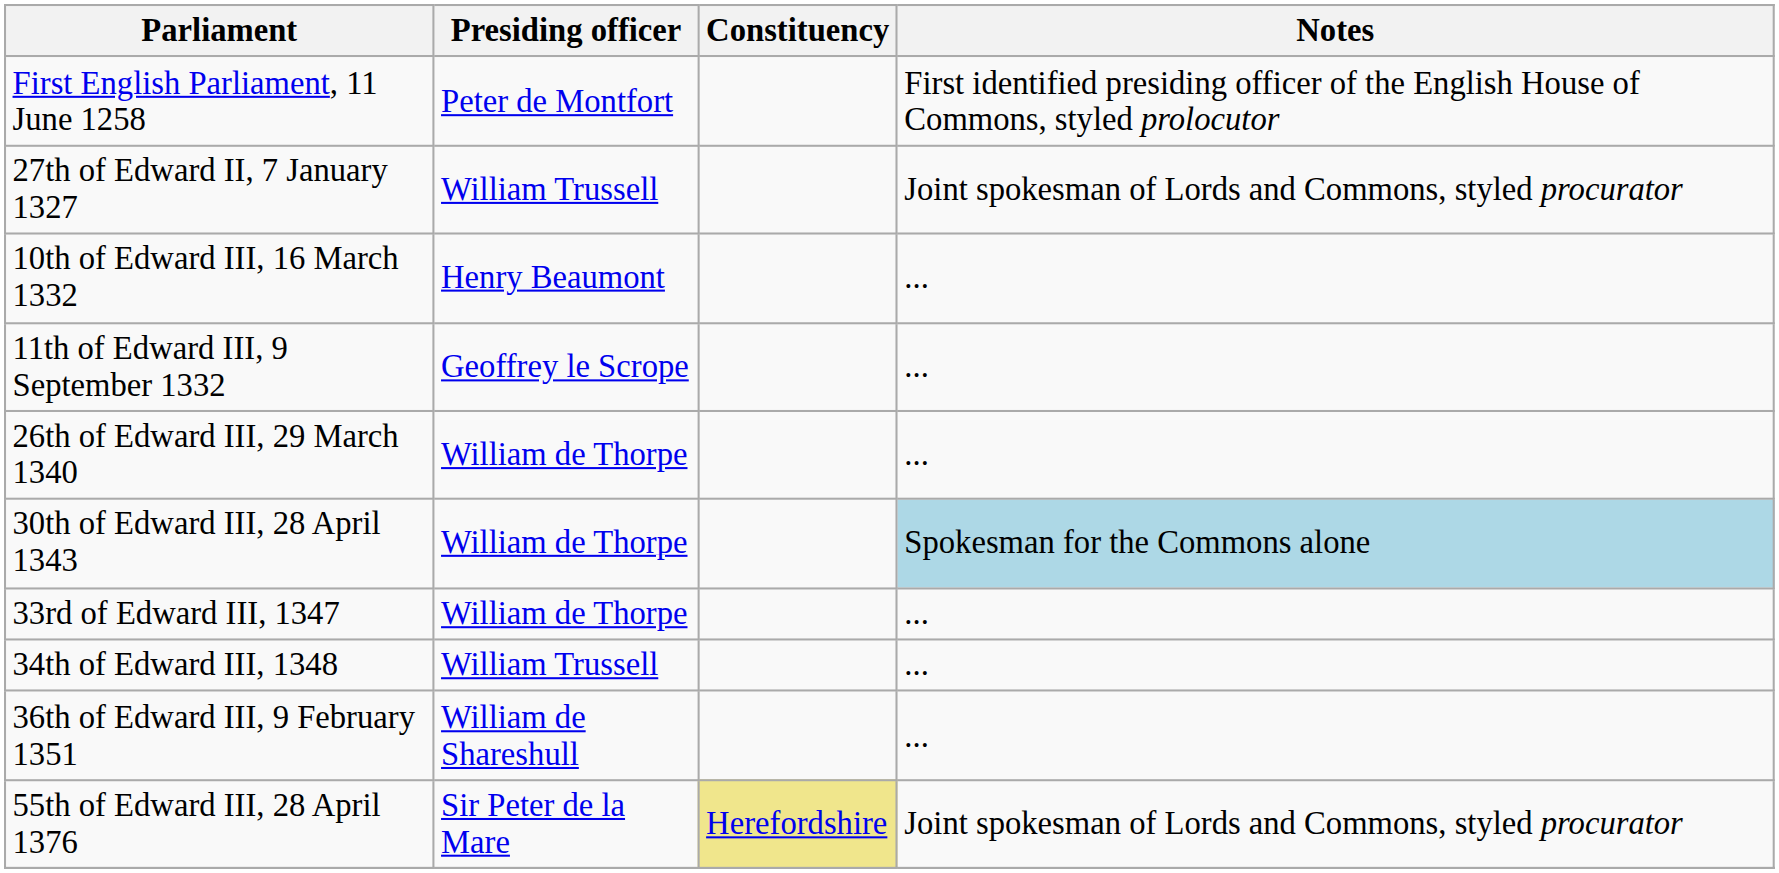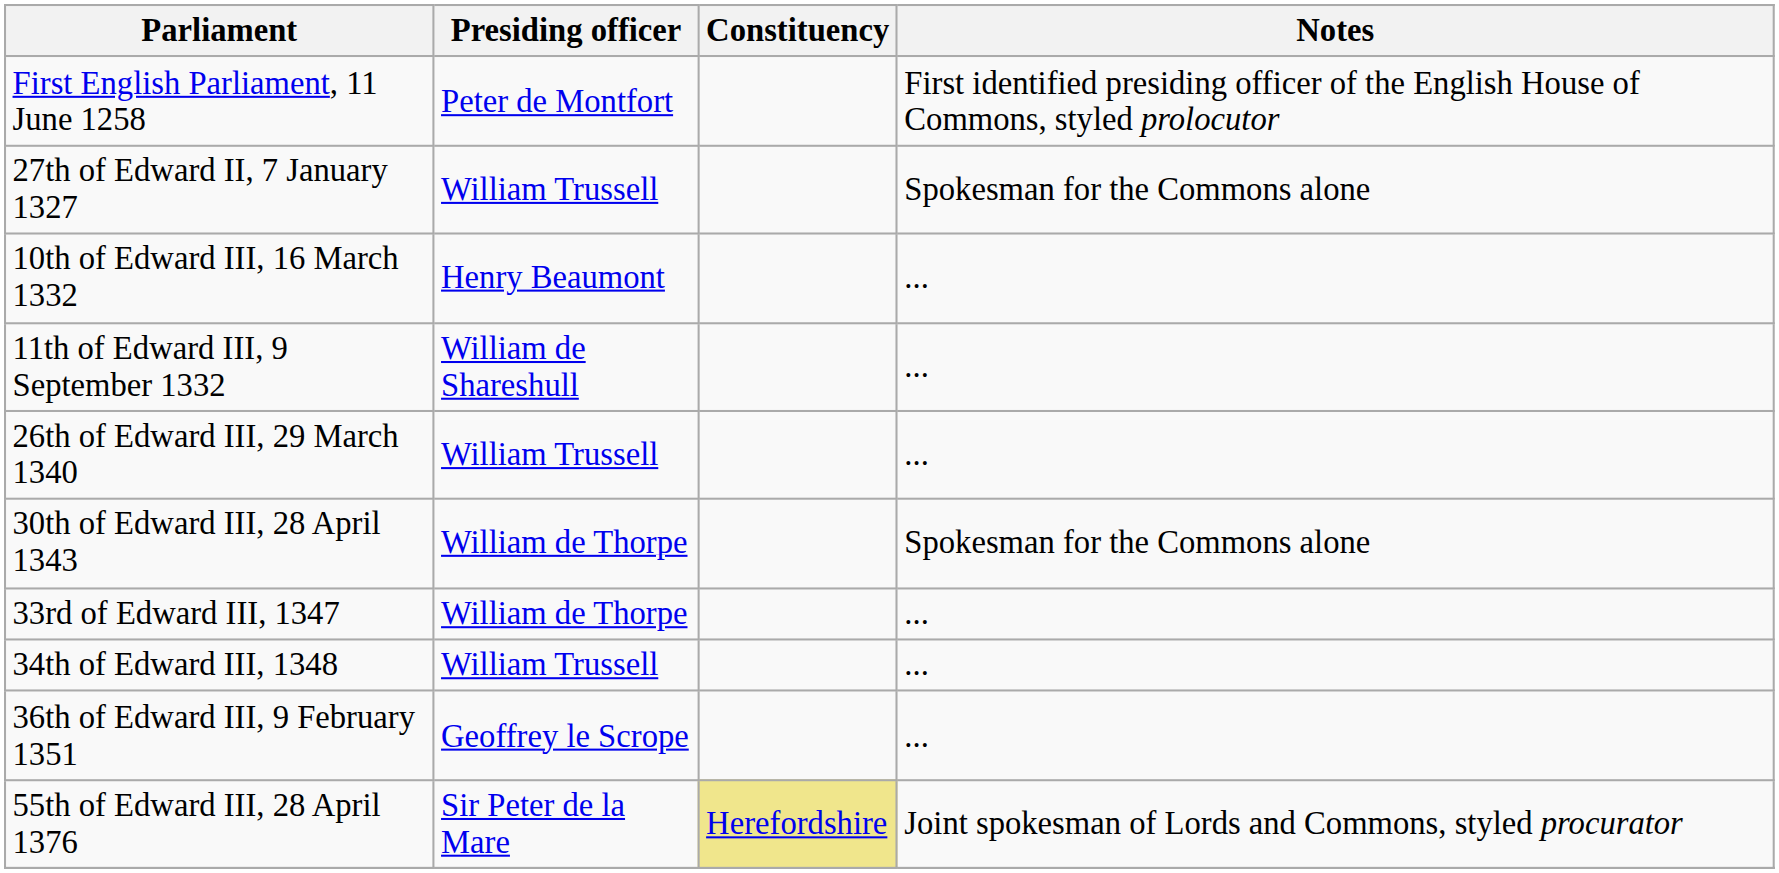(1294, 188) Joint spokesman of Lords and Commons, styled procurator -> (1137, 188) Spokesman for the Commons alone
(565, 365) Geoffrey le Scrope -> (513, 365) William de Shareshull
(564, 454) William de Thorpe -> (550, 454) William Trussell
(1137, 542) lightblue background -> (1137, 542) no background
(513, 734) William de Shareshull -> (565, 734) Geoffrey le Scrope
